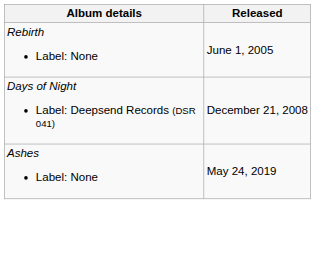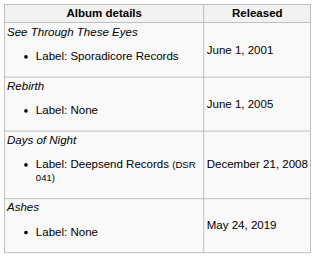+ row: (104, 44)
